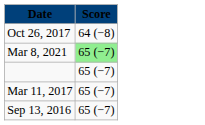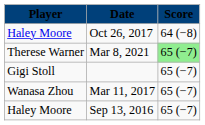+ column: (46, 14)
